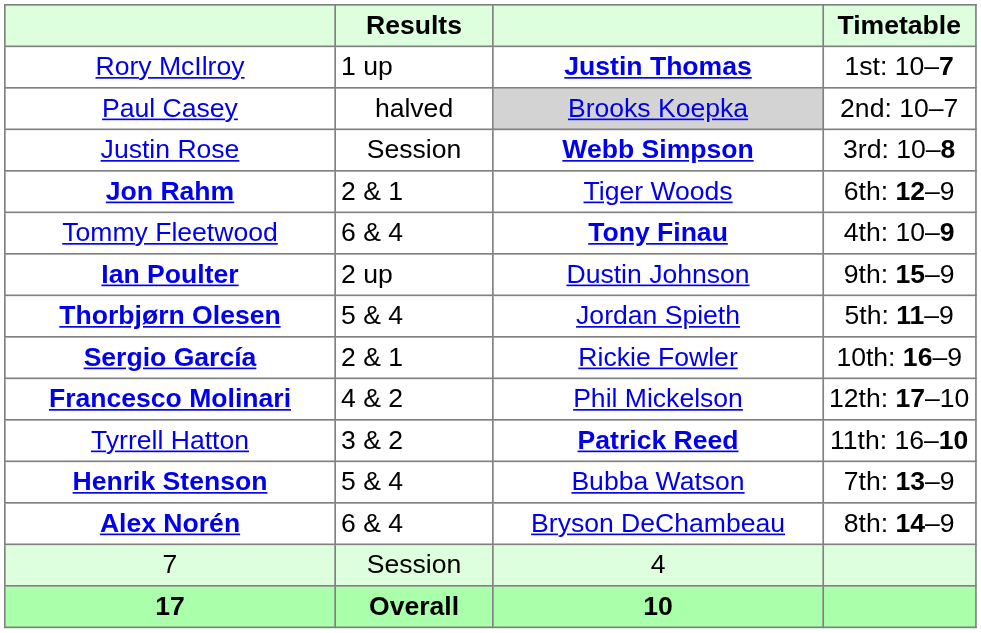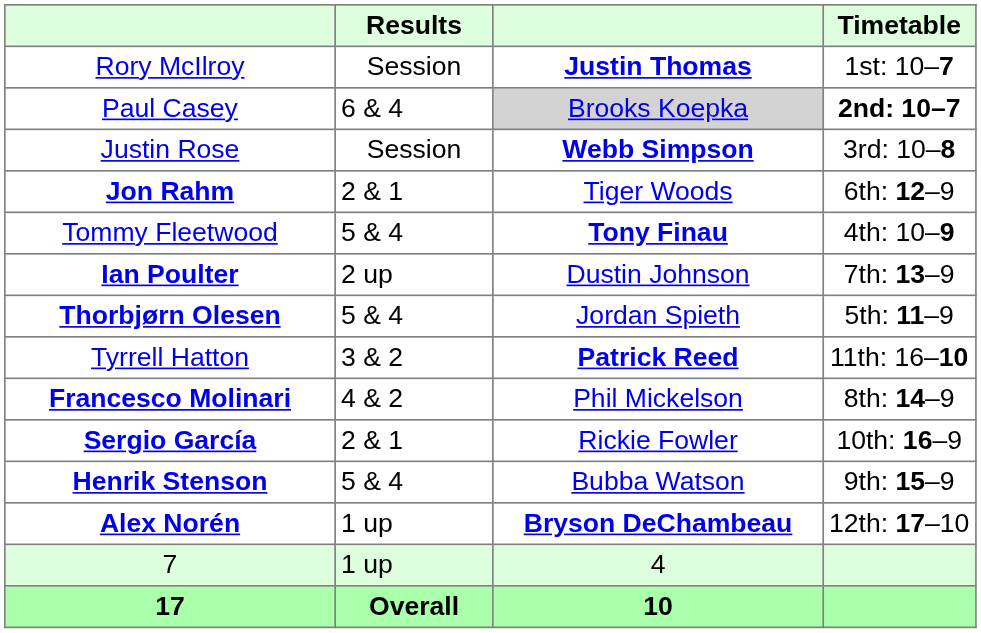(367, 66) 1 up -> (414, 66) Session
(414, 108) halved -> (372, 108) 6 & 4
(899, 108) normal -> (899, 108) bold
(372, 232) 6 & 4 -> (372, 232) 5 & 4
(899, 274) 9th: 15–9 -> (899, 274) 7th: 13–9
rows swapped: (170, 357) <-> (170, 440)
(899, 398) 12th: 17–10 -> (899, 398) 8th: 14–9
(899, 481) 7th: 13–9 -> (899, 481) 9th: 15–9
(372, 523) 6 & 4 -> (367, 523) 1 up
(658, 523) normal -> (658, 523) bold
(899, 523) 8th: 14–9 -> (899, 523) 12th: 17–10
(414, 564) Session -> (367, 564) 1 up
